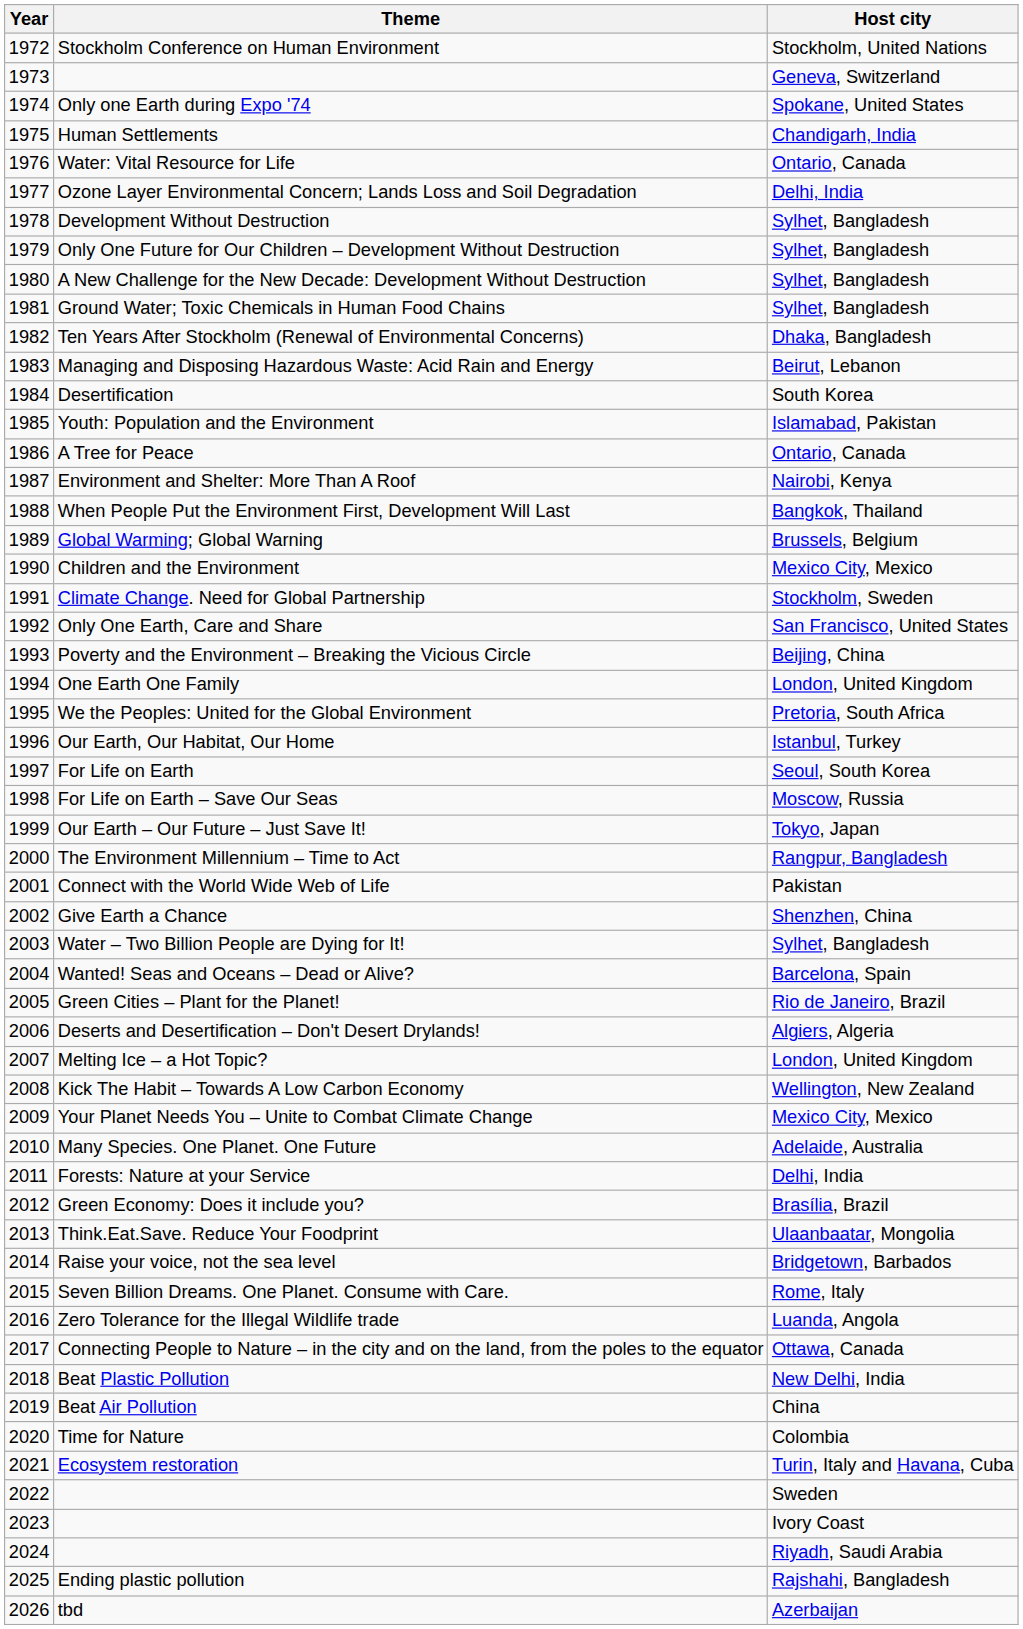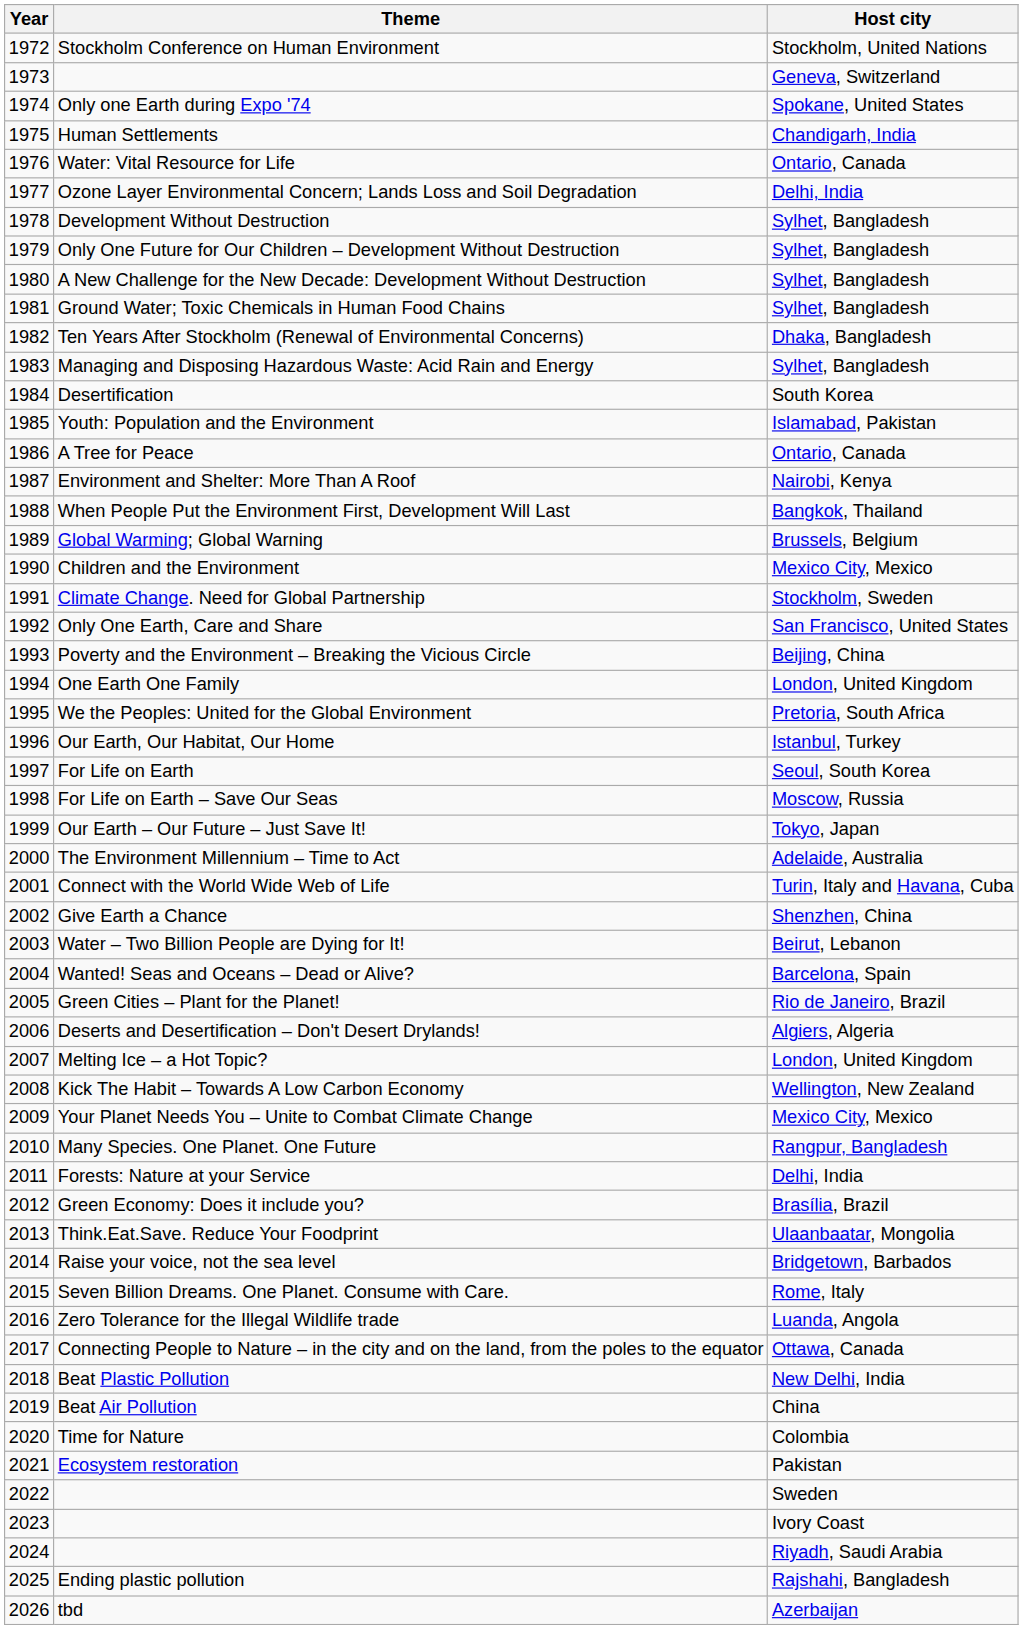(836, 366) Beirut, Lebanon -> (851, 366) Sylhet, Bangladesh
(860, 857) Rangpur, Bangladesh -> (847, 857) Adelaide, Australia
(807, 886) Pakistan -> (893, 886) Turin, Italy and Havana, Cuba
(851, 944) Sylhet, Bangladesh -> (836, 944) Beirut, Lebanon
(847, 1147) Adelaide, Australia -> (860, 1147) Rangpur, Bangladesh
(893, 1465) Turin, Italy and Havana, Cuba -> (807, 1465) Pakistan
